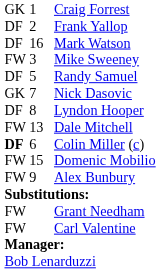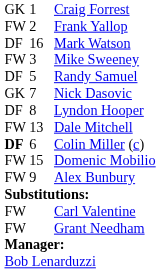(14, 26) DF -> (15, 26) FW
rows swapped: (95, 228) <-> (99, 211)
